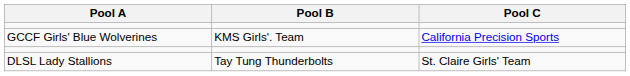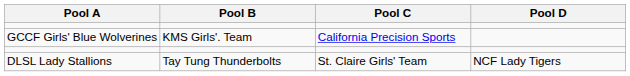+ column: (548, 13)
